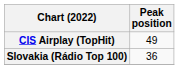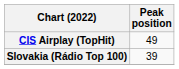(152, 56) 36 -> (152, 56) 39
